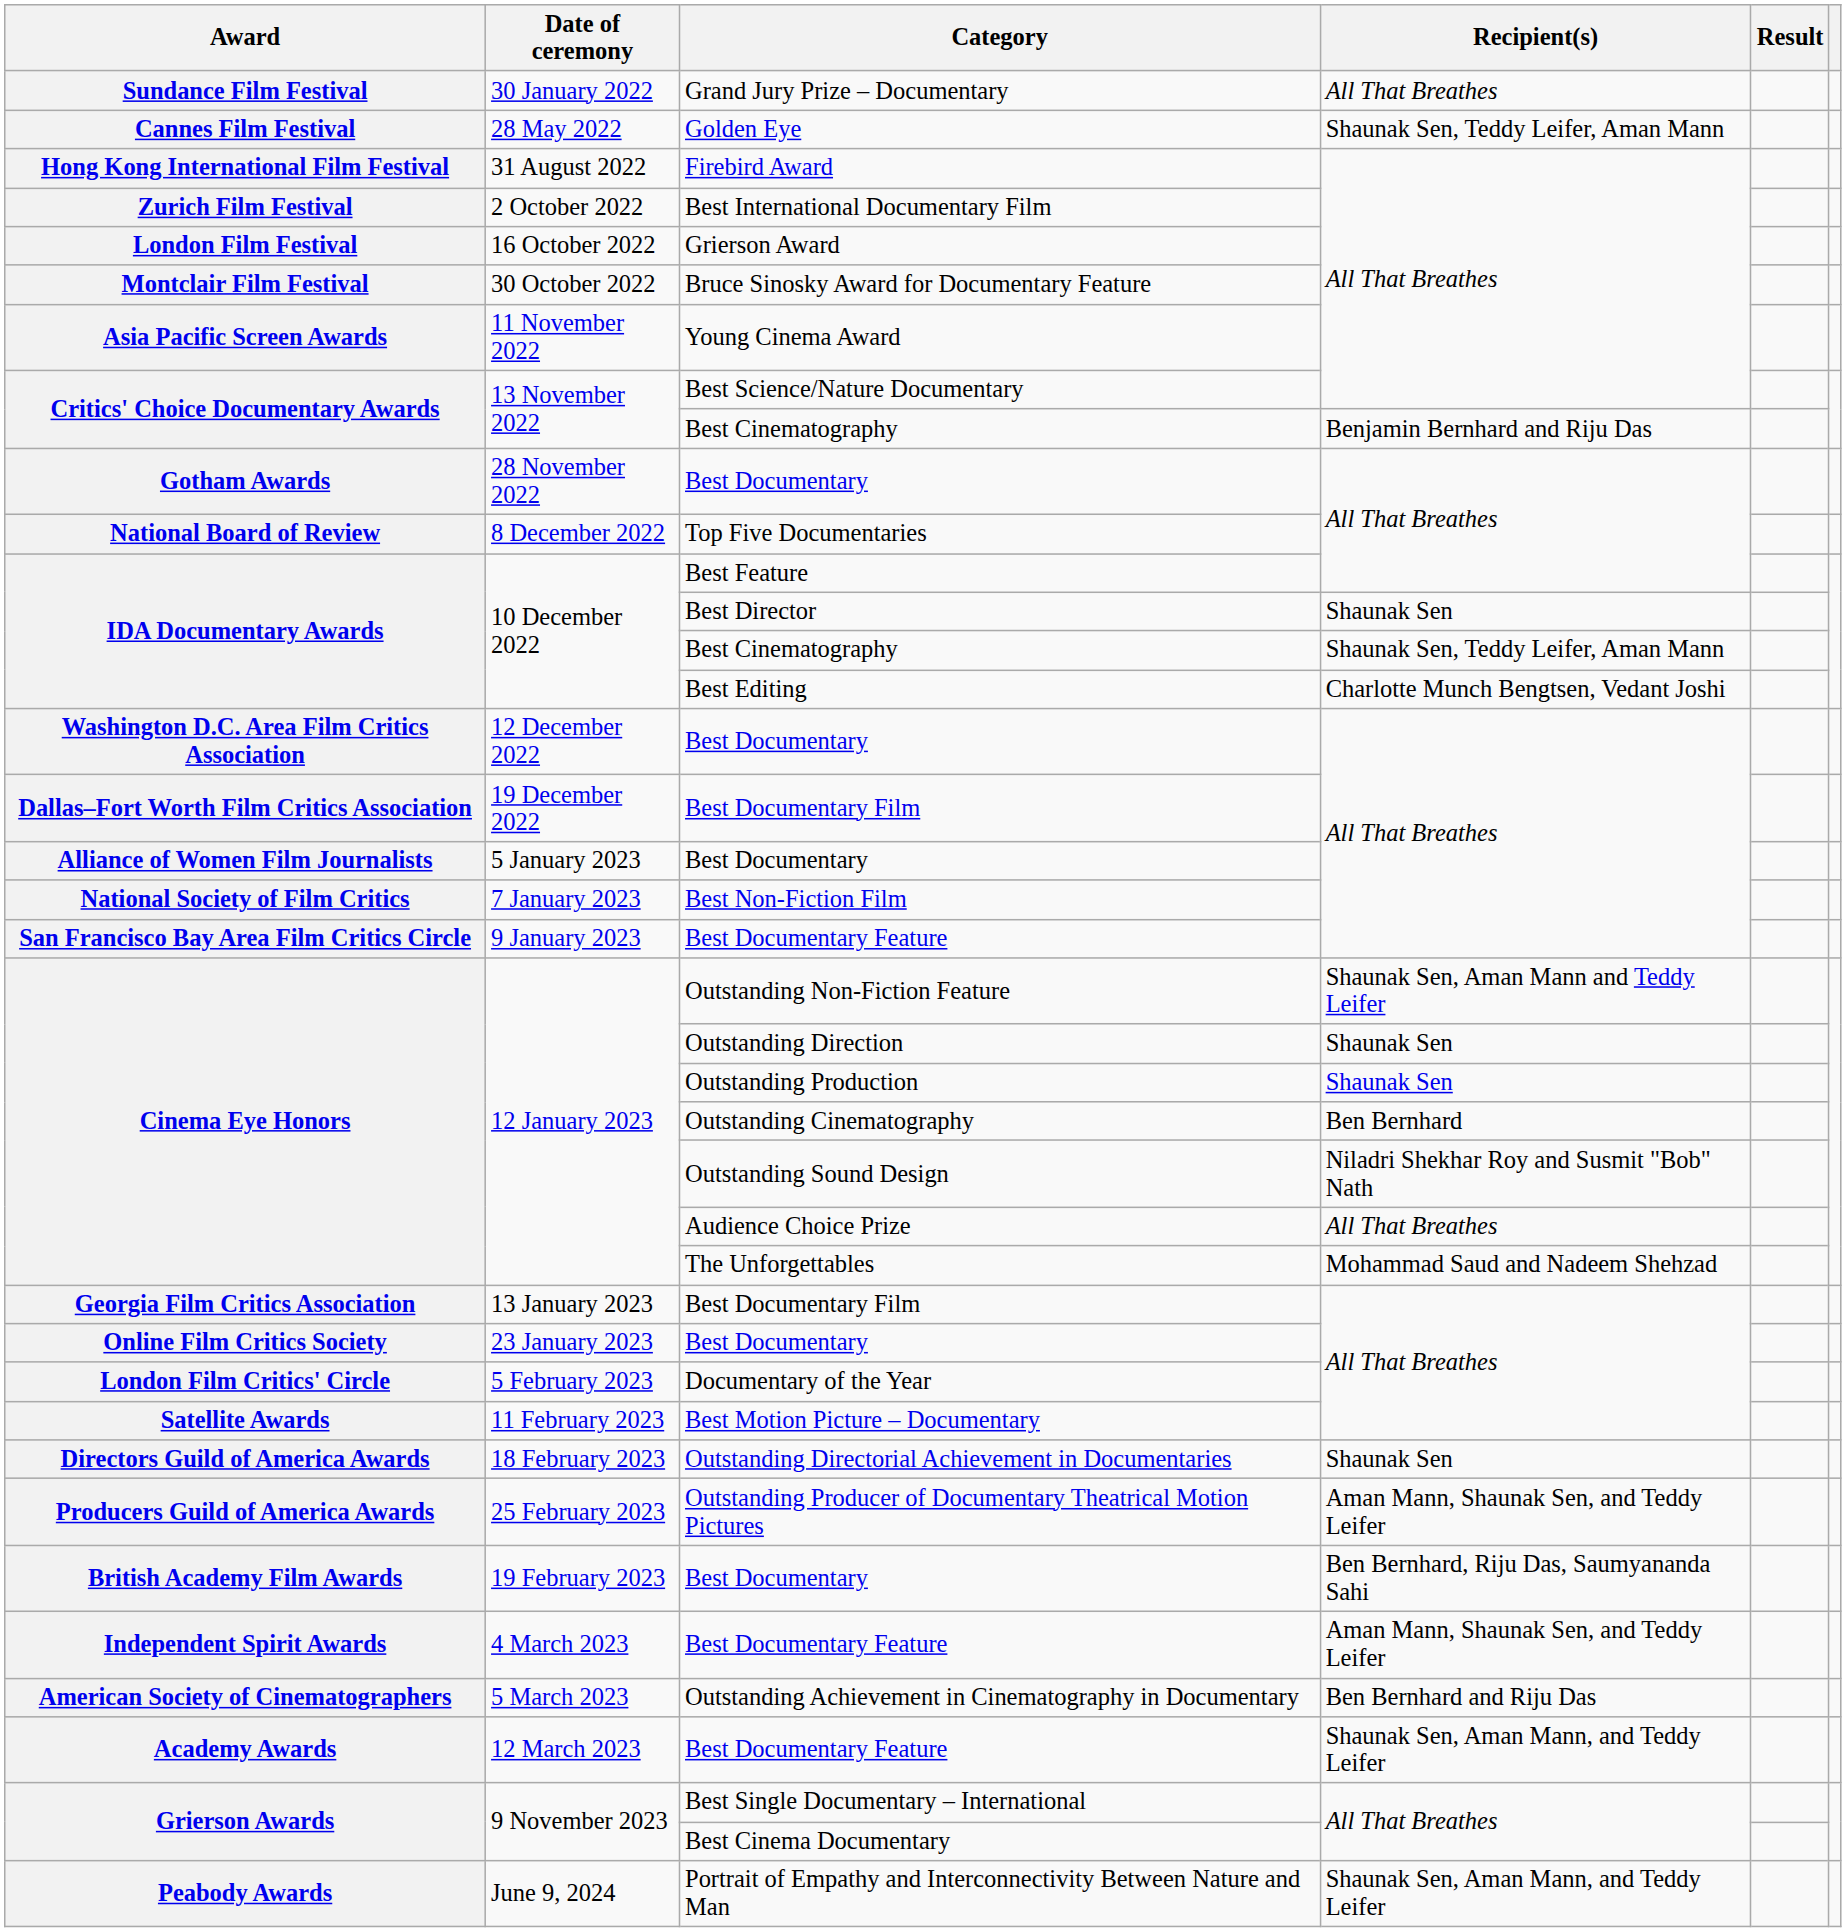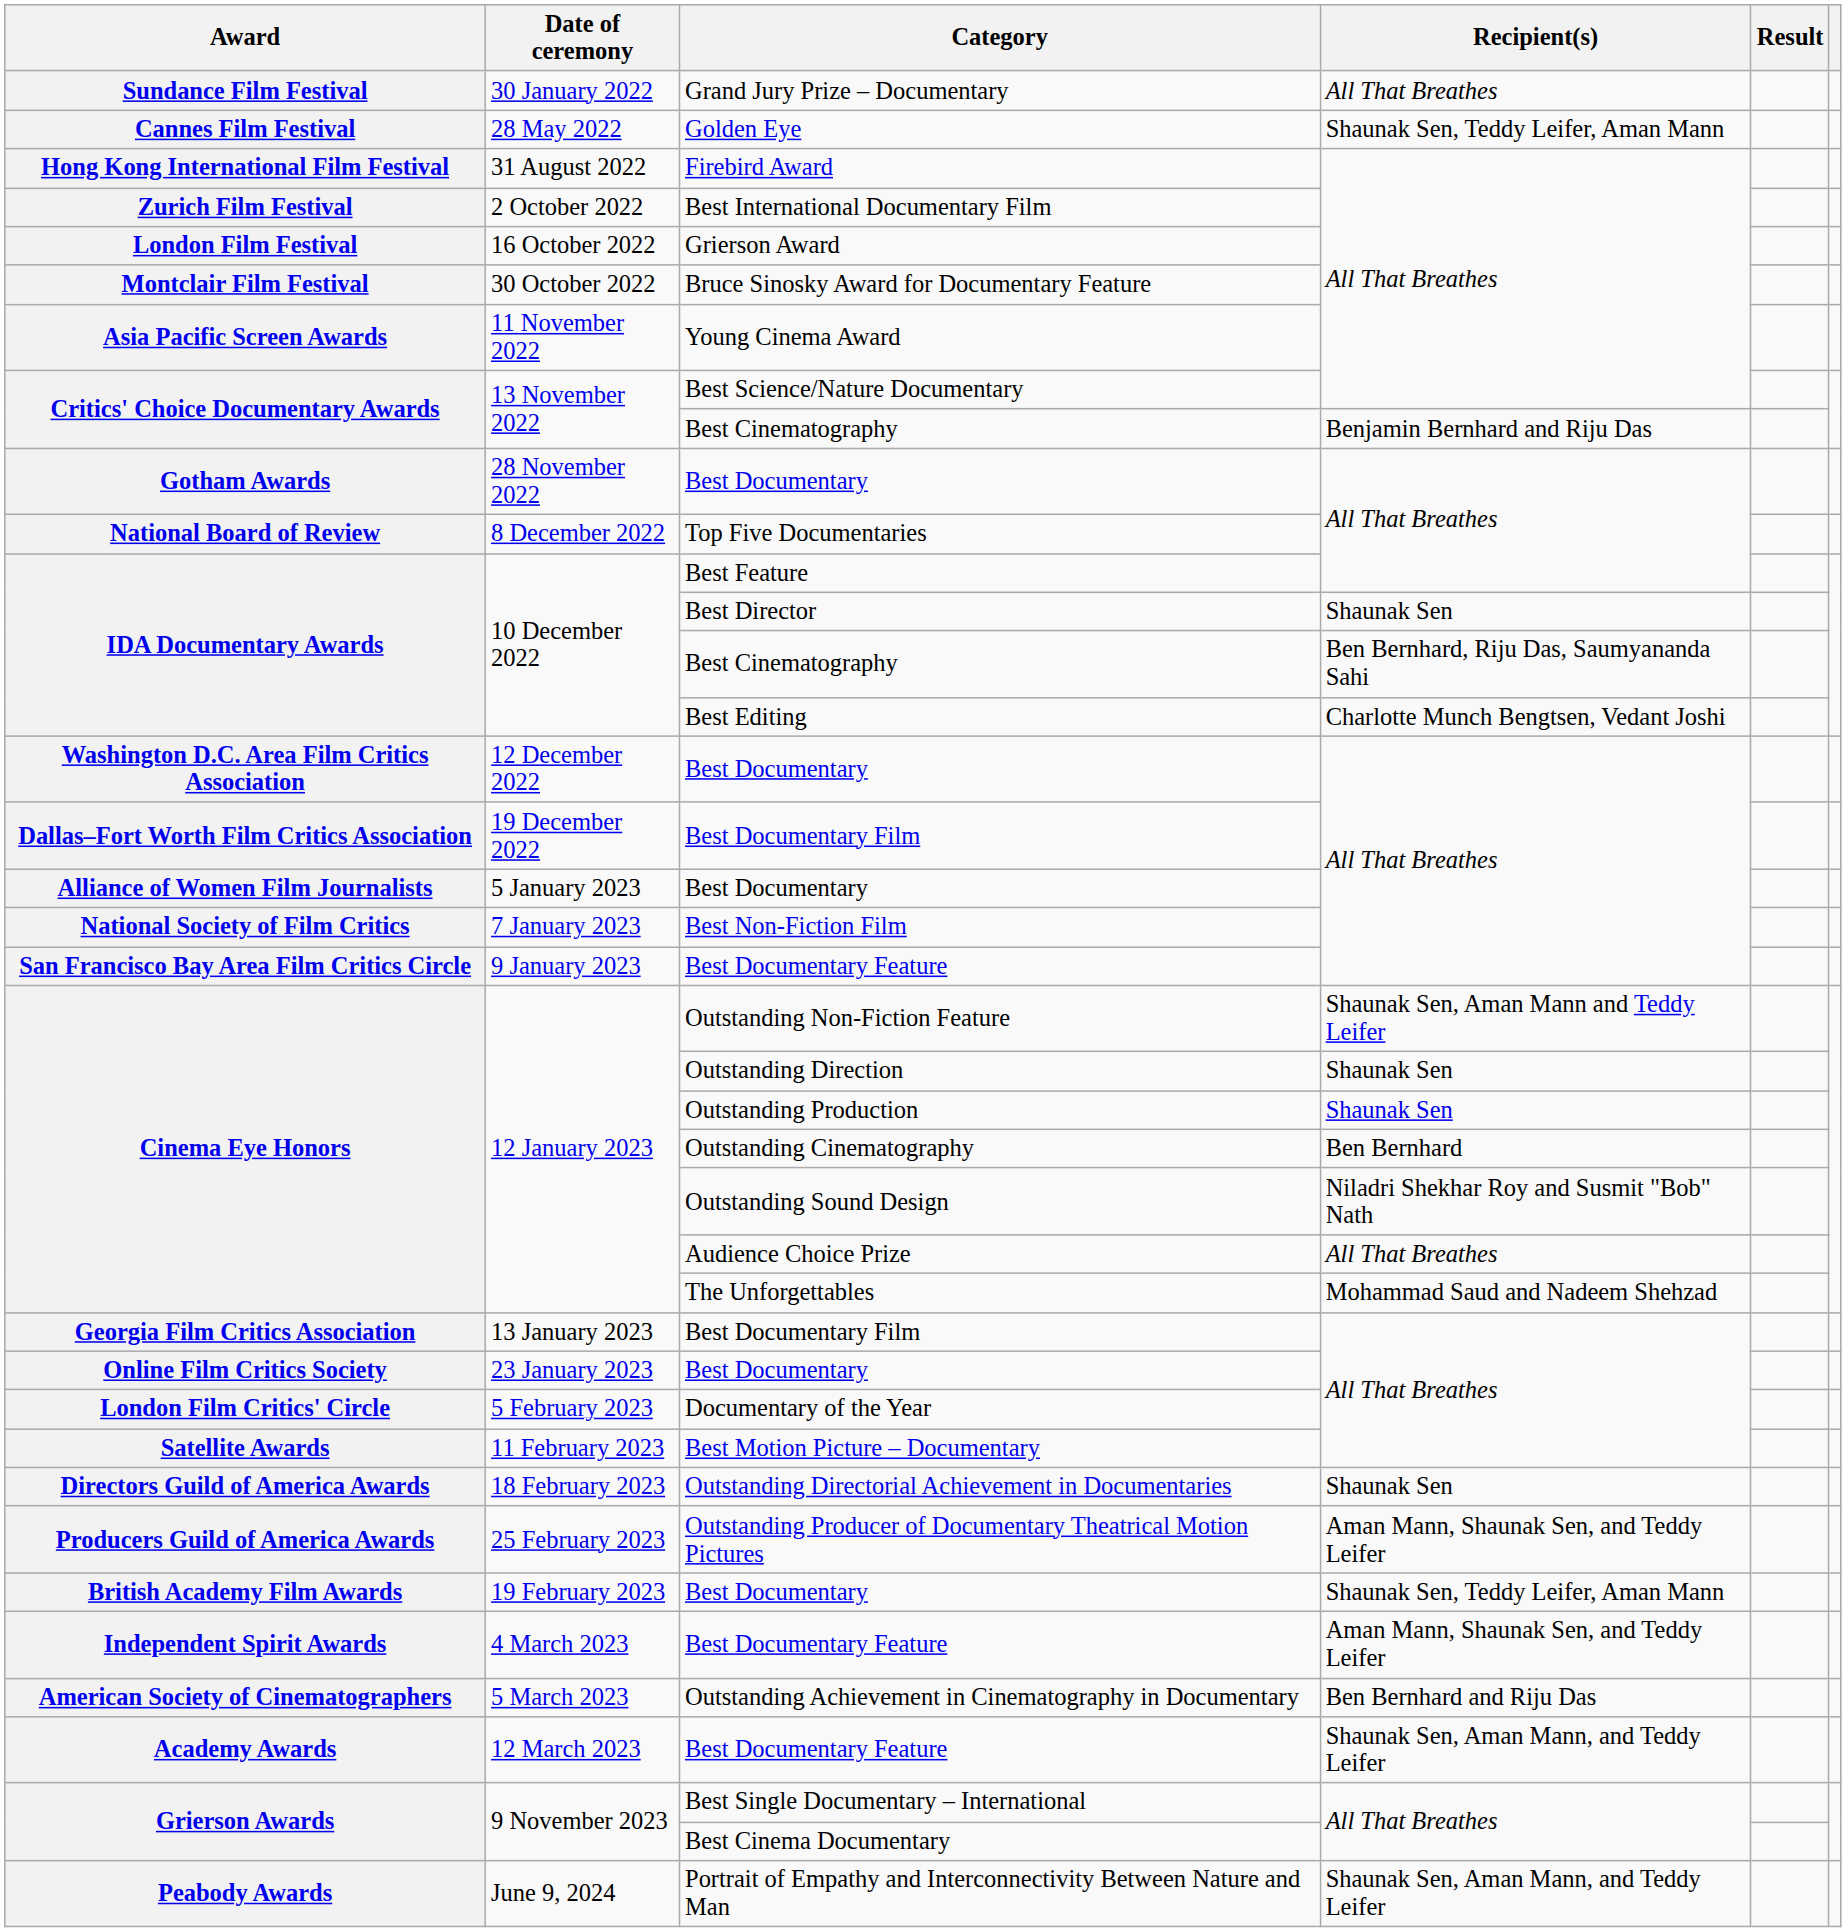(1525, 650) Shaunak Sen, Teddy Leifer, Aman Mann -> (1518, 663) Ben Bernhard, Riju Das, Saumyananda Sahi
(1518, 1578) Ben Bernhard, Riju Das, Saumyananda Sahi -> (1525, 1591) Shaunak Sen, Teddy Leifer, Aman Mann
